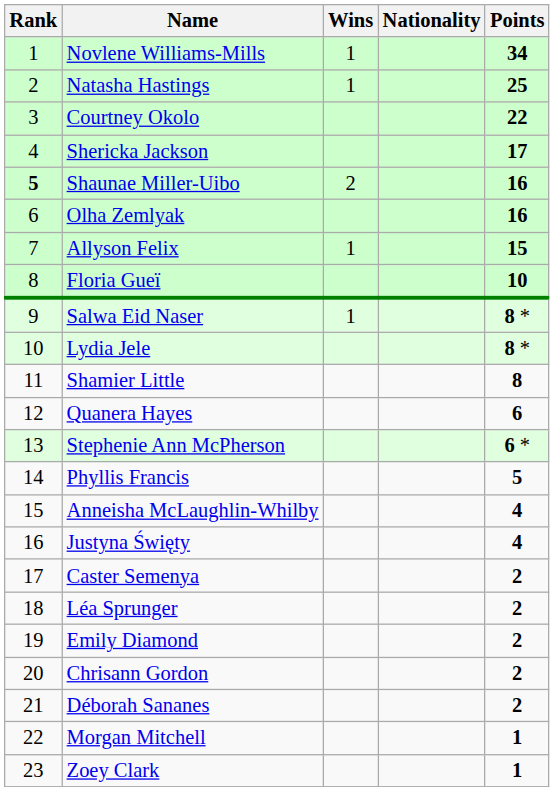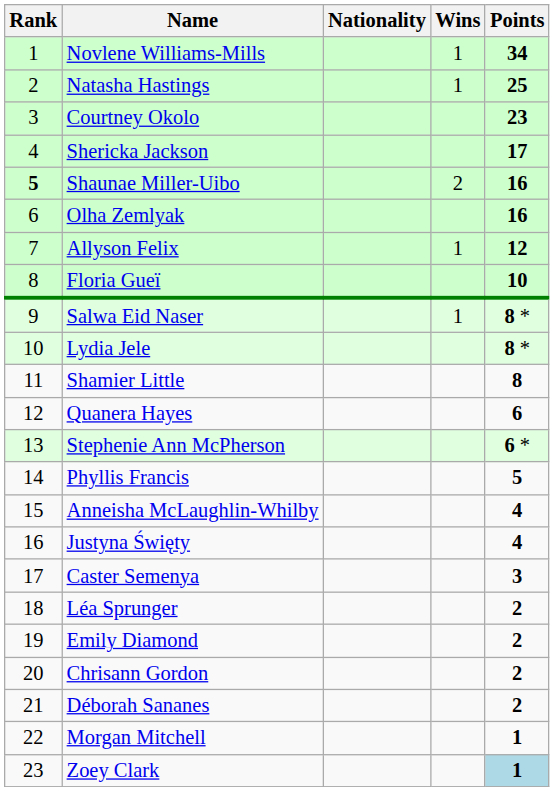columns swapped: (432, 20) <-> (351, 20)
(517, 118) 22 -> (517, 118) 23
(517, 248) 15 -> (517, 248) 12
(517, 575) 2 -> (517, 575) 3
(517, 770) no background -> (517, 770) lightblue background
